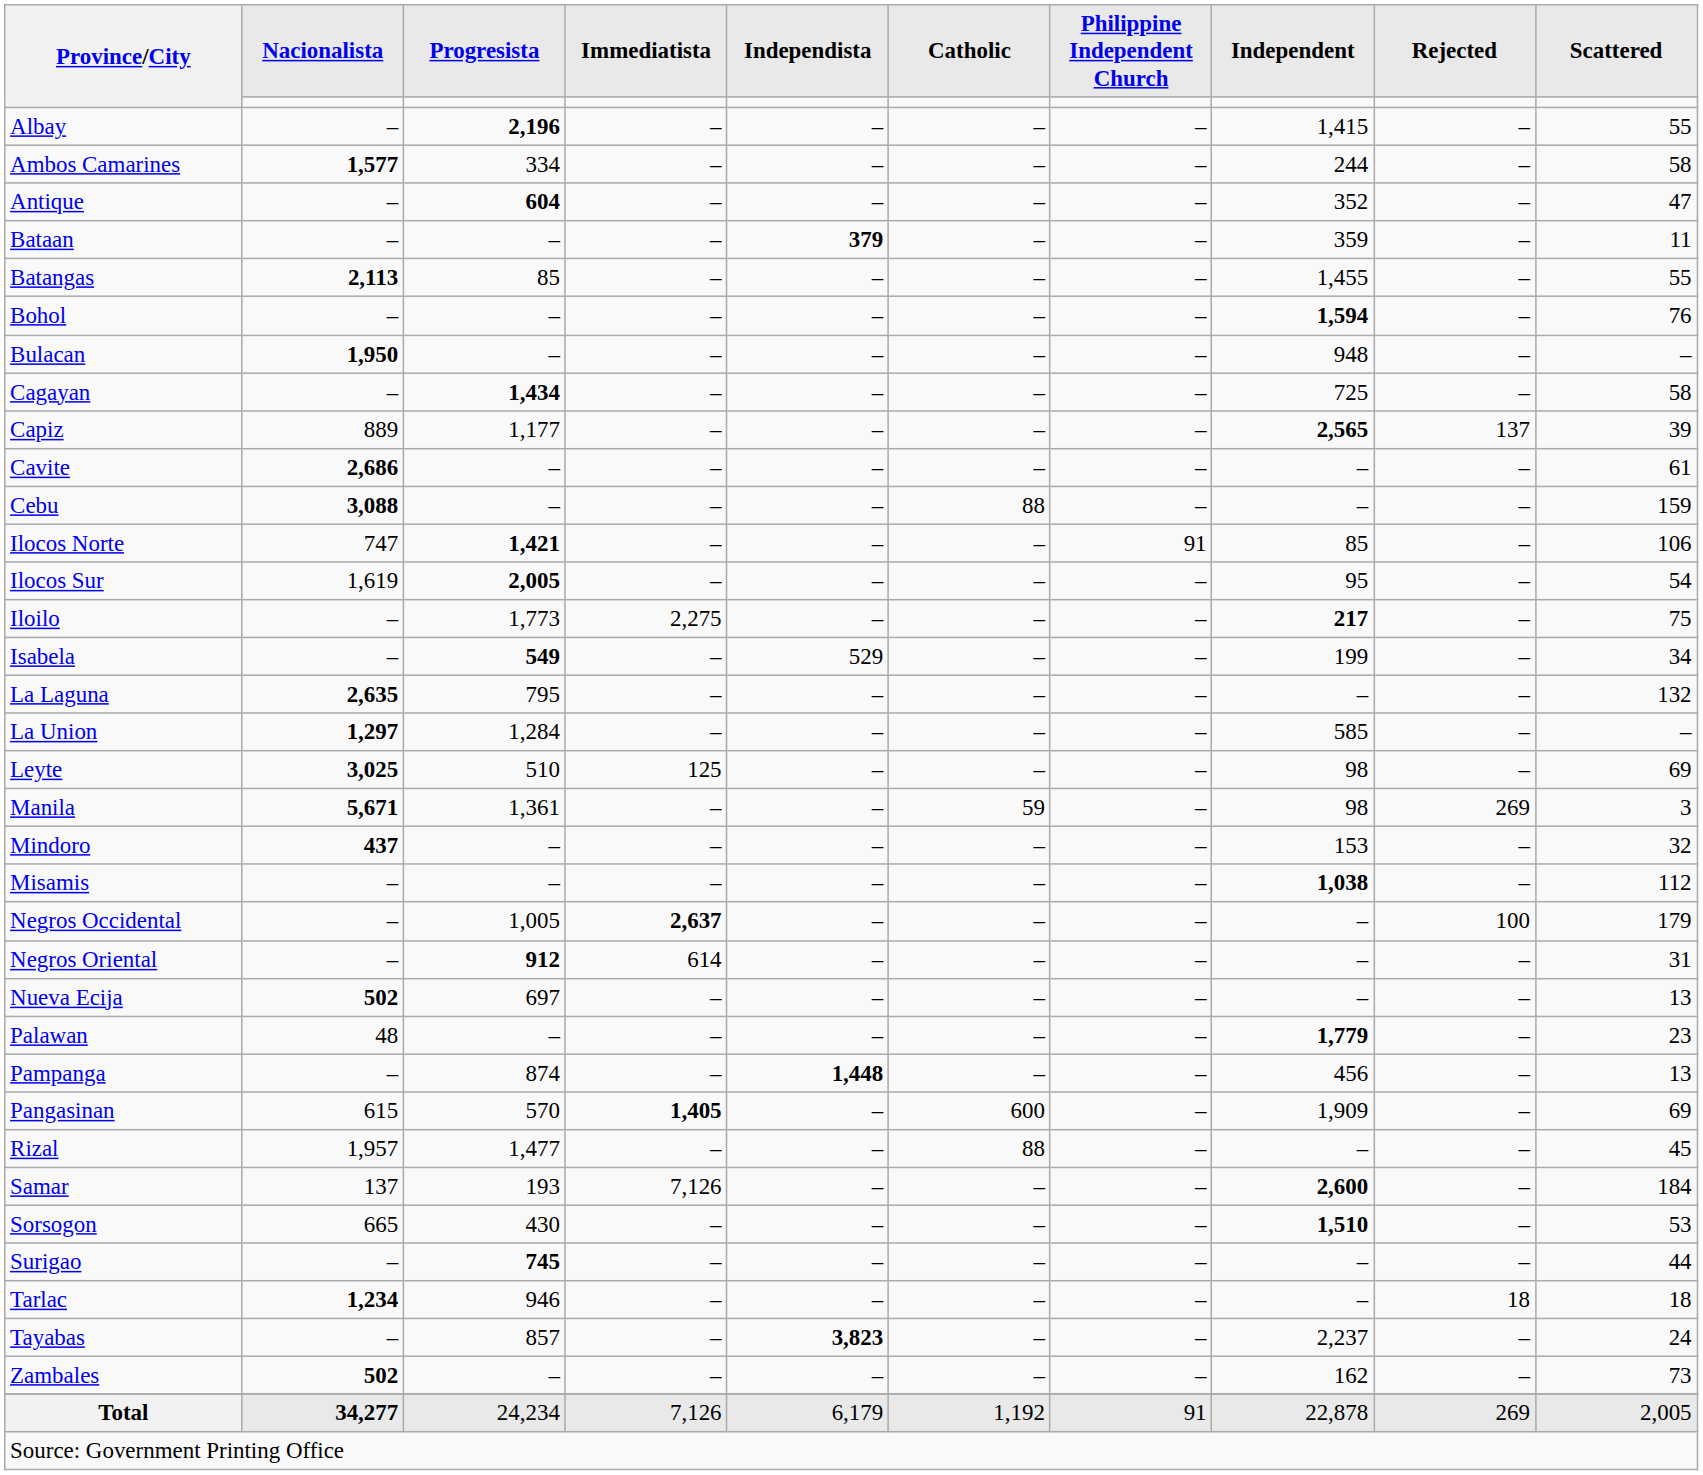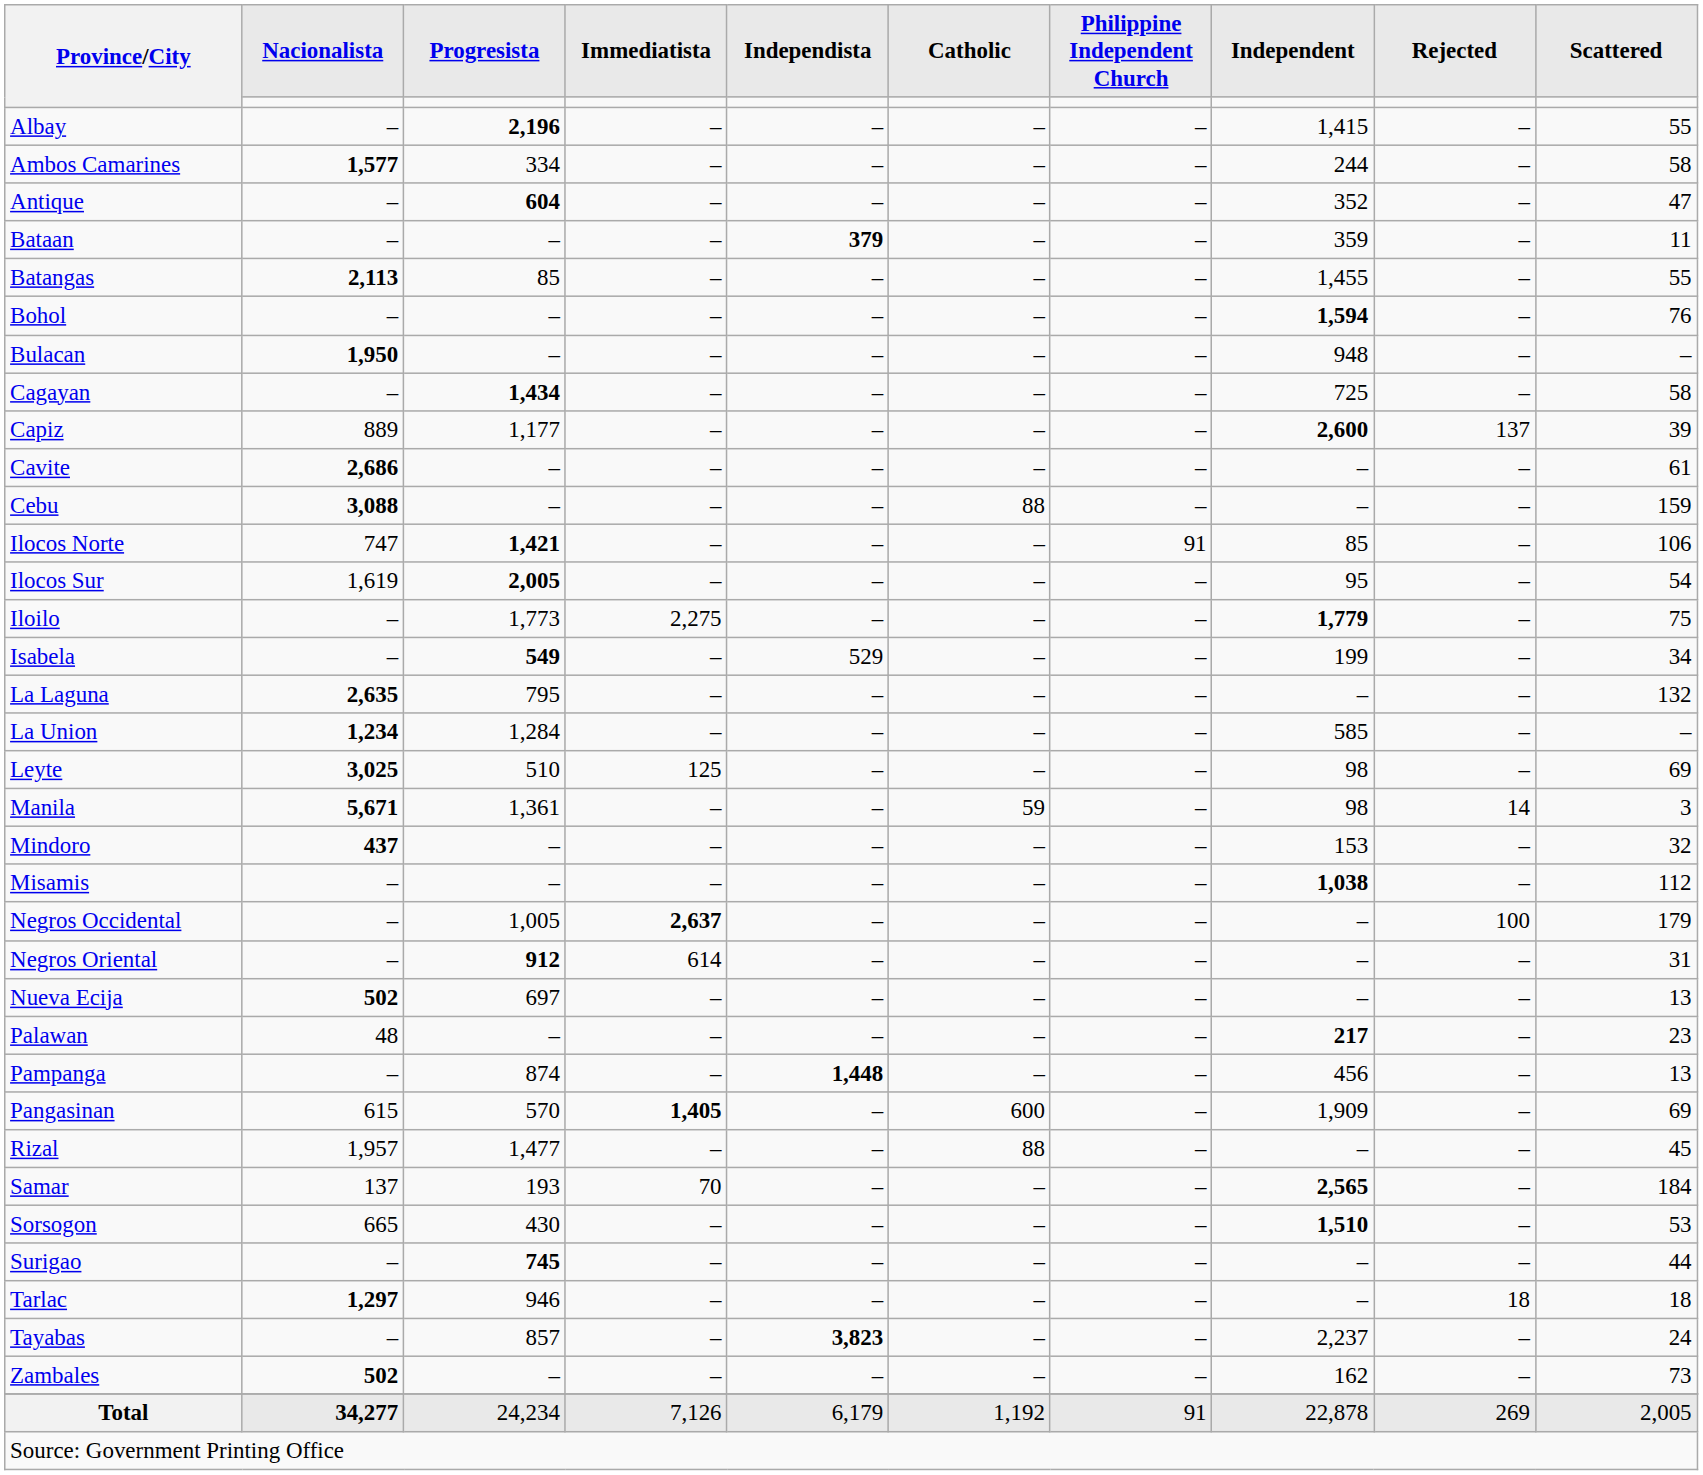(1342, 429) 2,565 -> (1342, 429) 2,600
(1351, 618) 217 -> (1342, 618) 1,779
(372, 731) 1,297 -> (372, 731) 1,234
(1513, 807) 269 -> (1518, 807) 14
(1342, 1034) 1,779 -> (1351, 1034) 217
(696, 1186) 7,126 -> (710, 1186) 70
(1342, 1186) 2,600 -> (1342, 1186) 2,565
(372, 1299) 1,234 -> (372, 1299) 1,297
